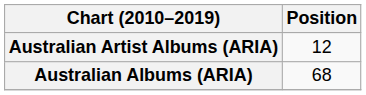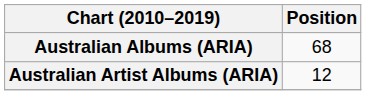rows swapped: (143, 75) <-> (143, 47)
